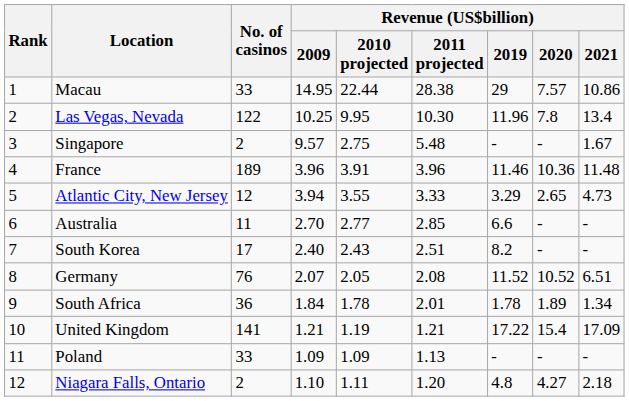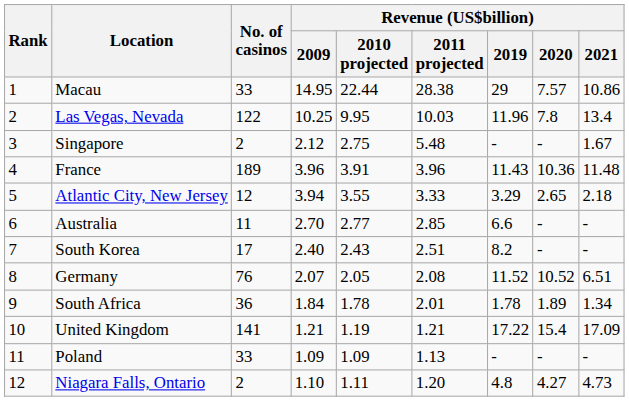(435, 116) 10.30 -> (435, 116) 10.03
(309, 143) 9.57 -> (309, 143) 2.12
(510, 169) 11.46 -> (510, 169) 11.43
(597, 196) 4.73 -> (597, 196) 2.18
(597, 383) 2.18 -> (597, 383) 4.73
